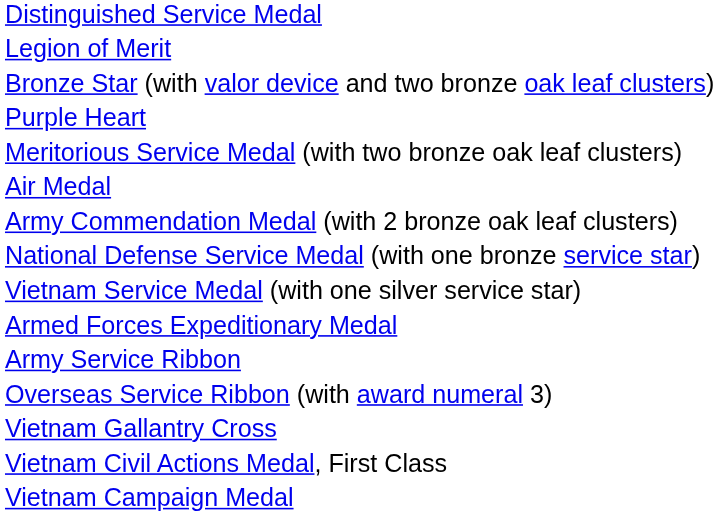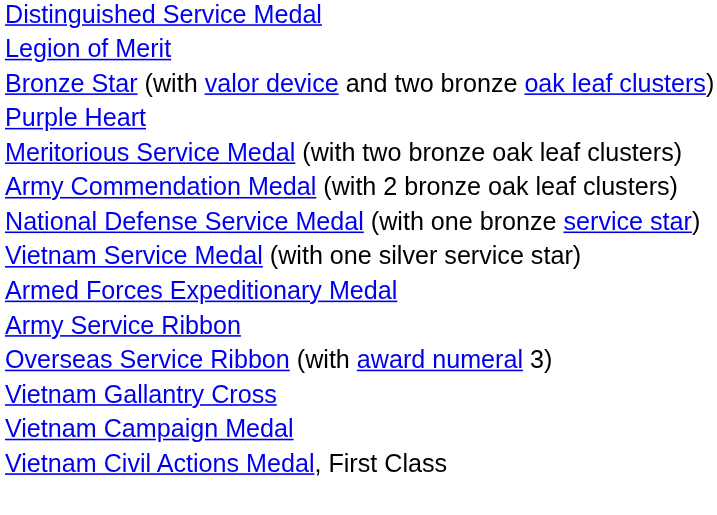- row: (58, 187)
rows swapped: (226, 463) <-> (149, 498)
